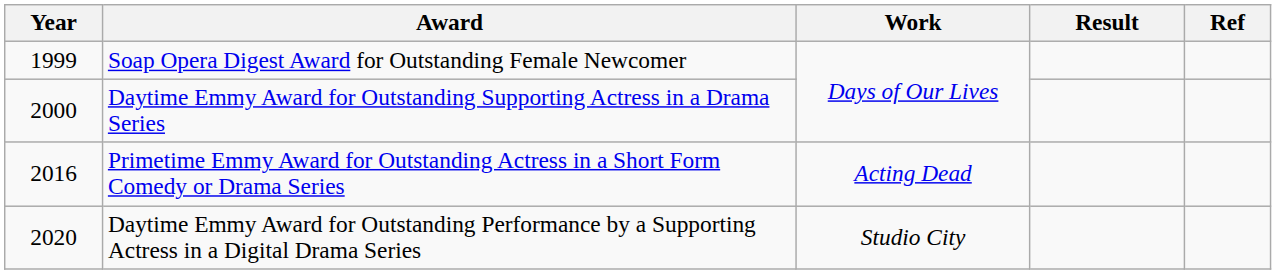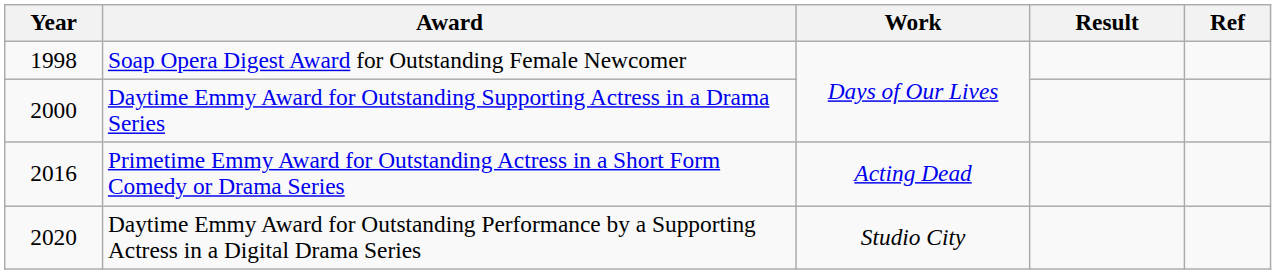(54, 60) 1999 -> (54, 60) 1998
